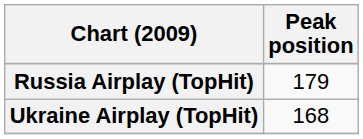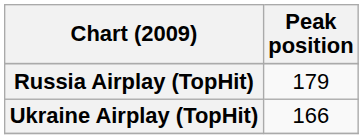(311, 116) 168 -> (311, 116) 166
